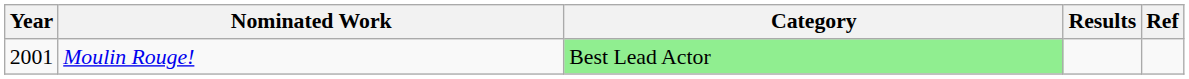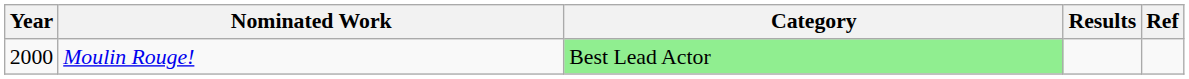(31, 56) 2001 -> (31, 56) 2000
